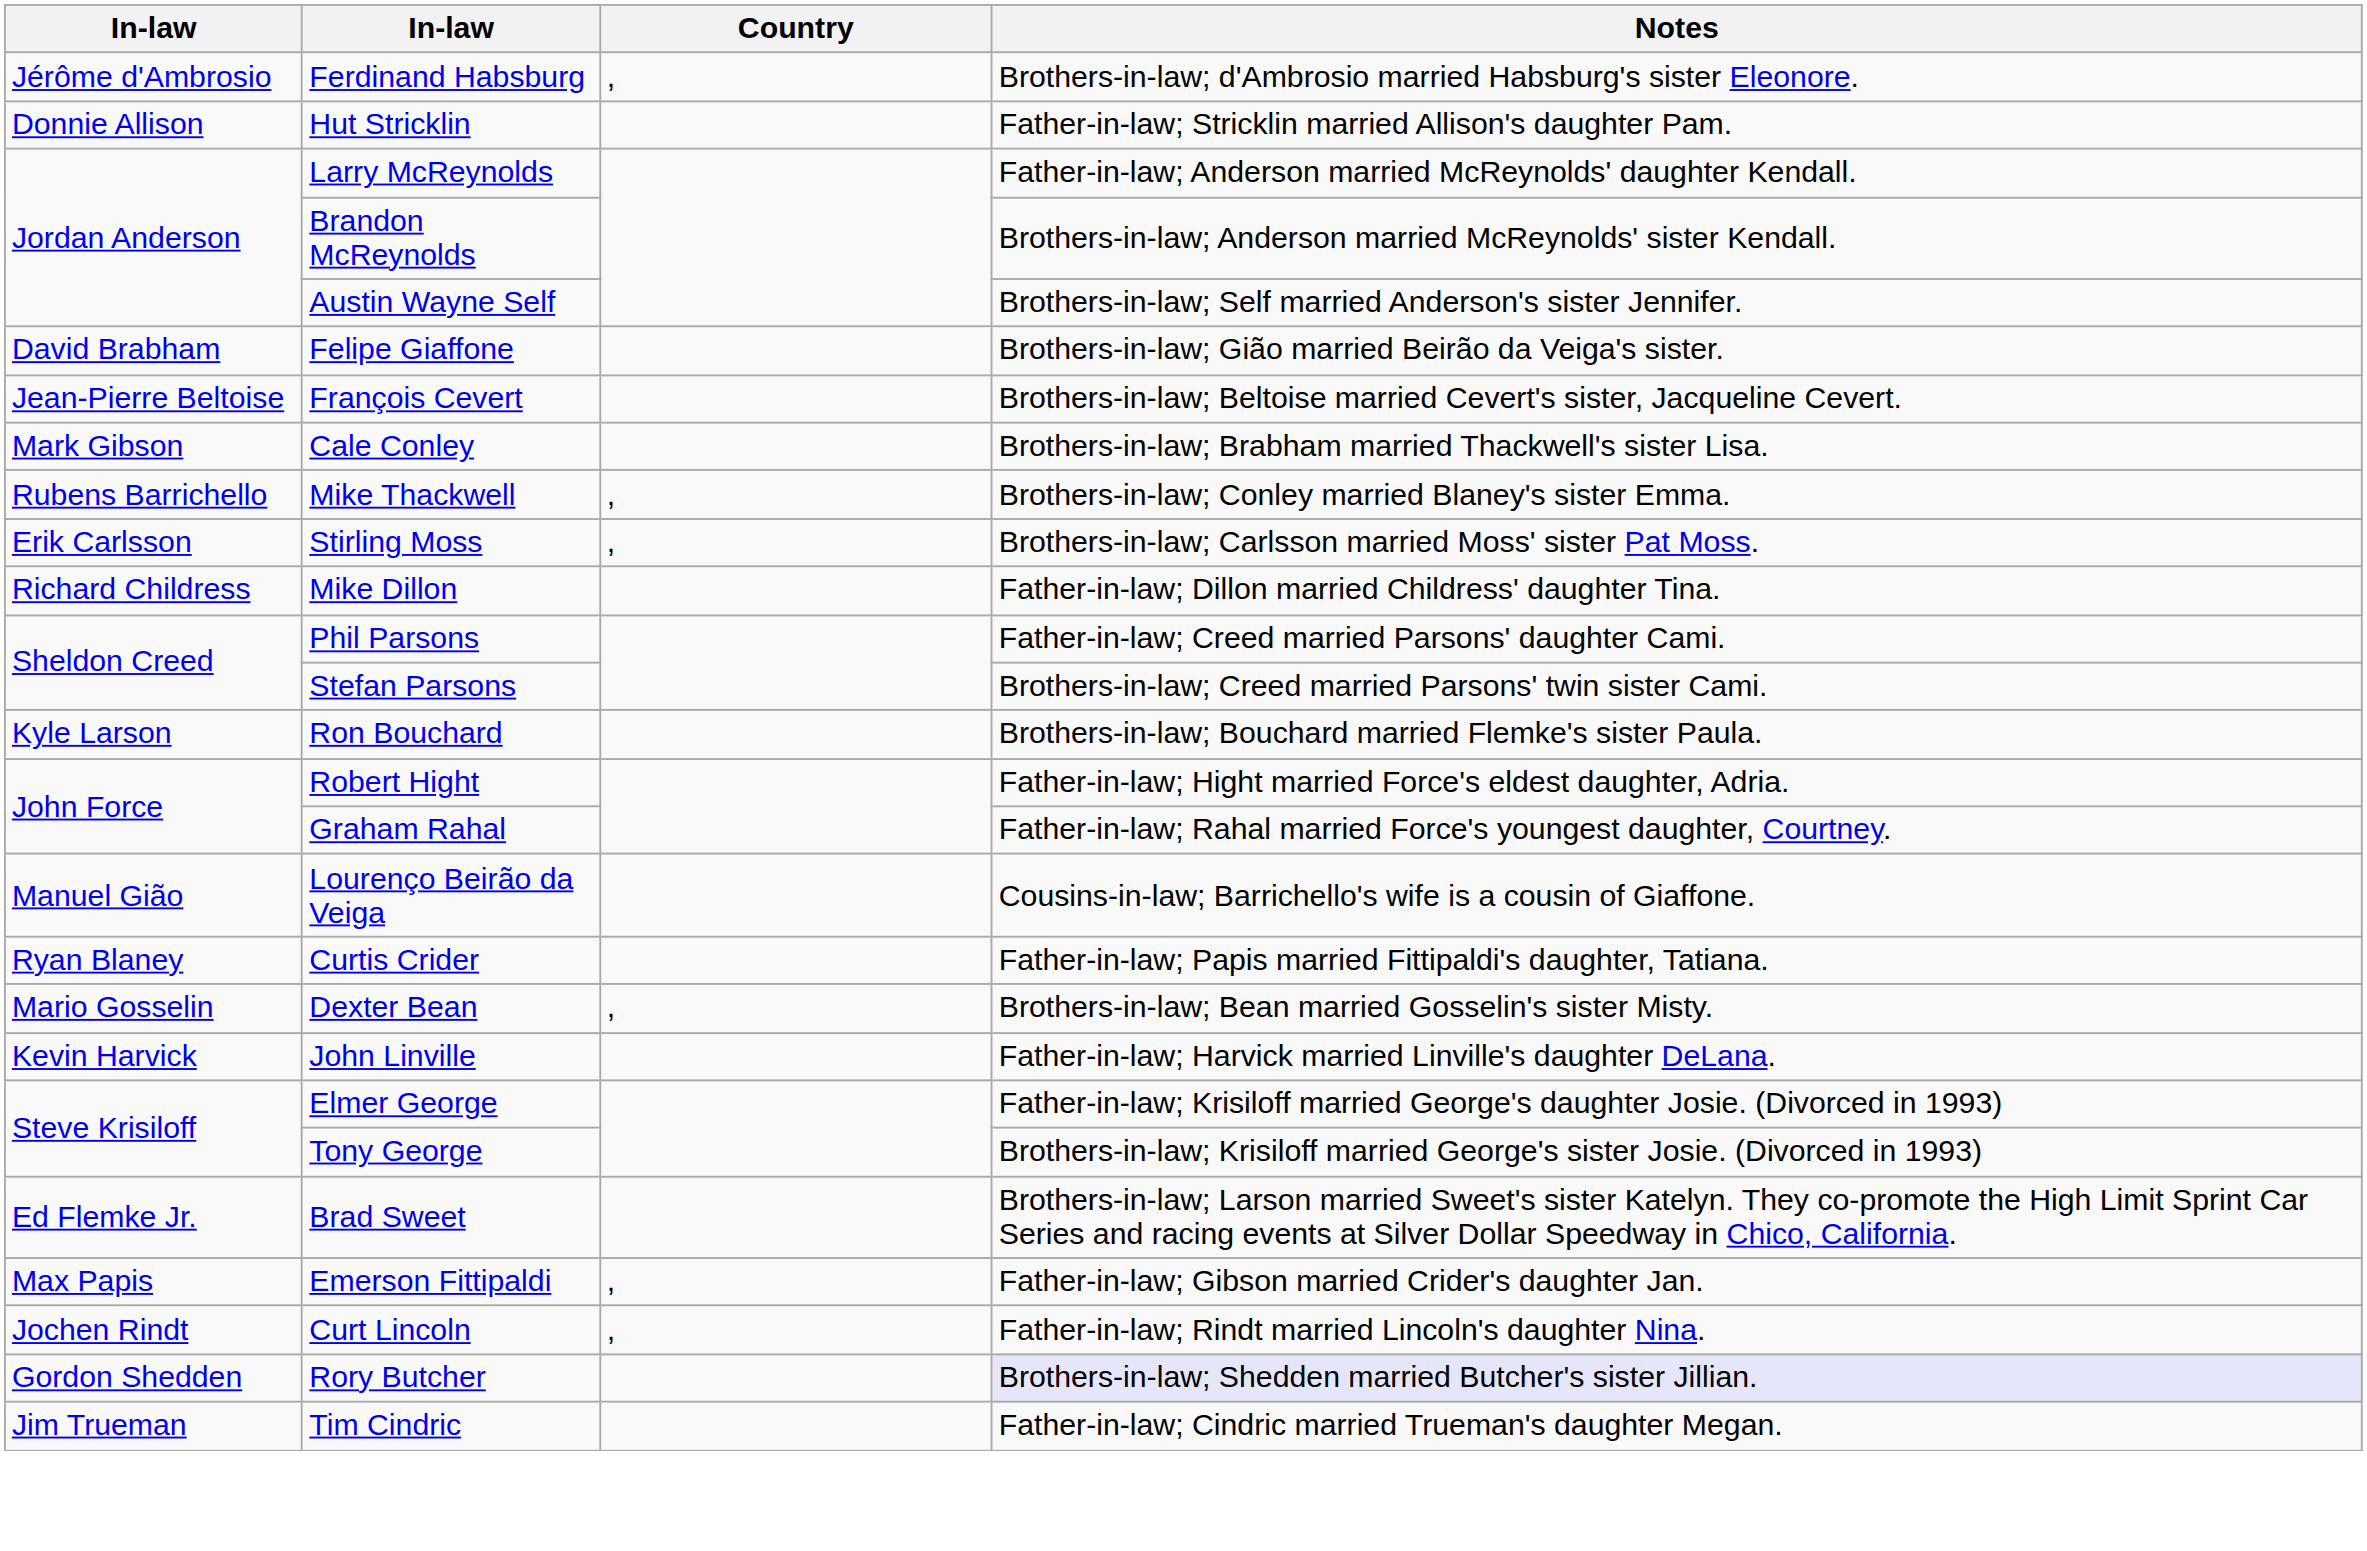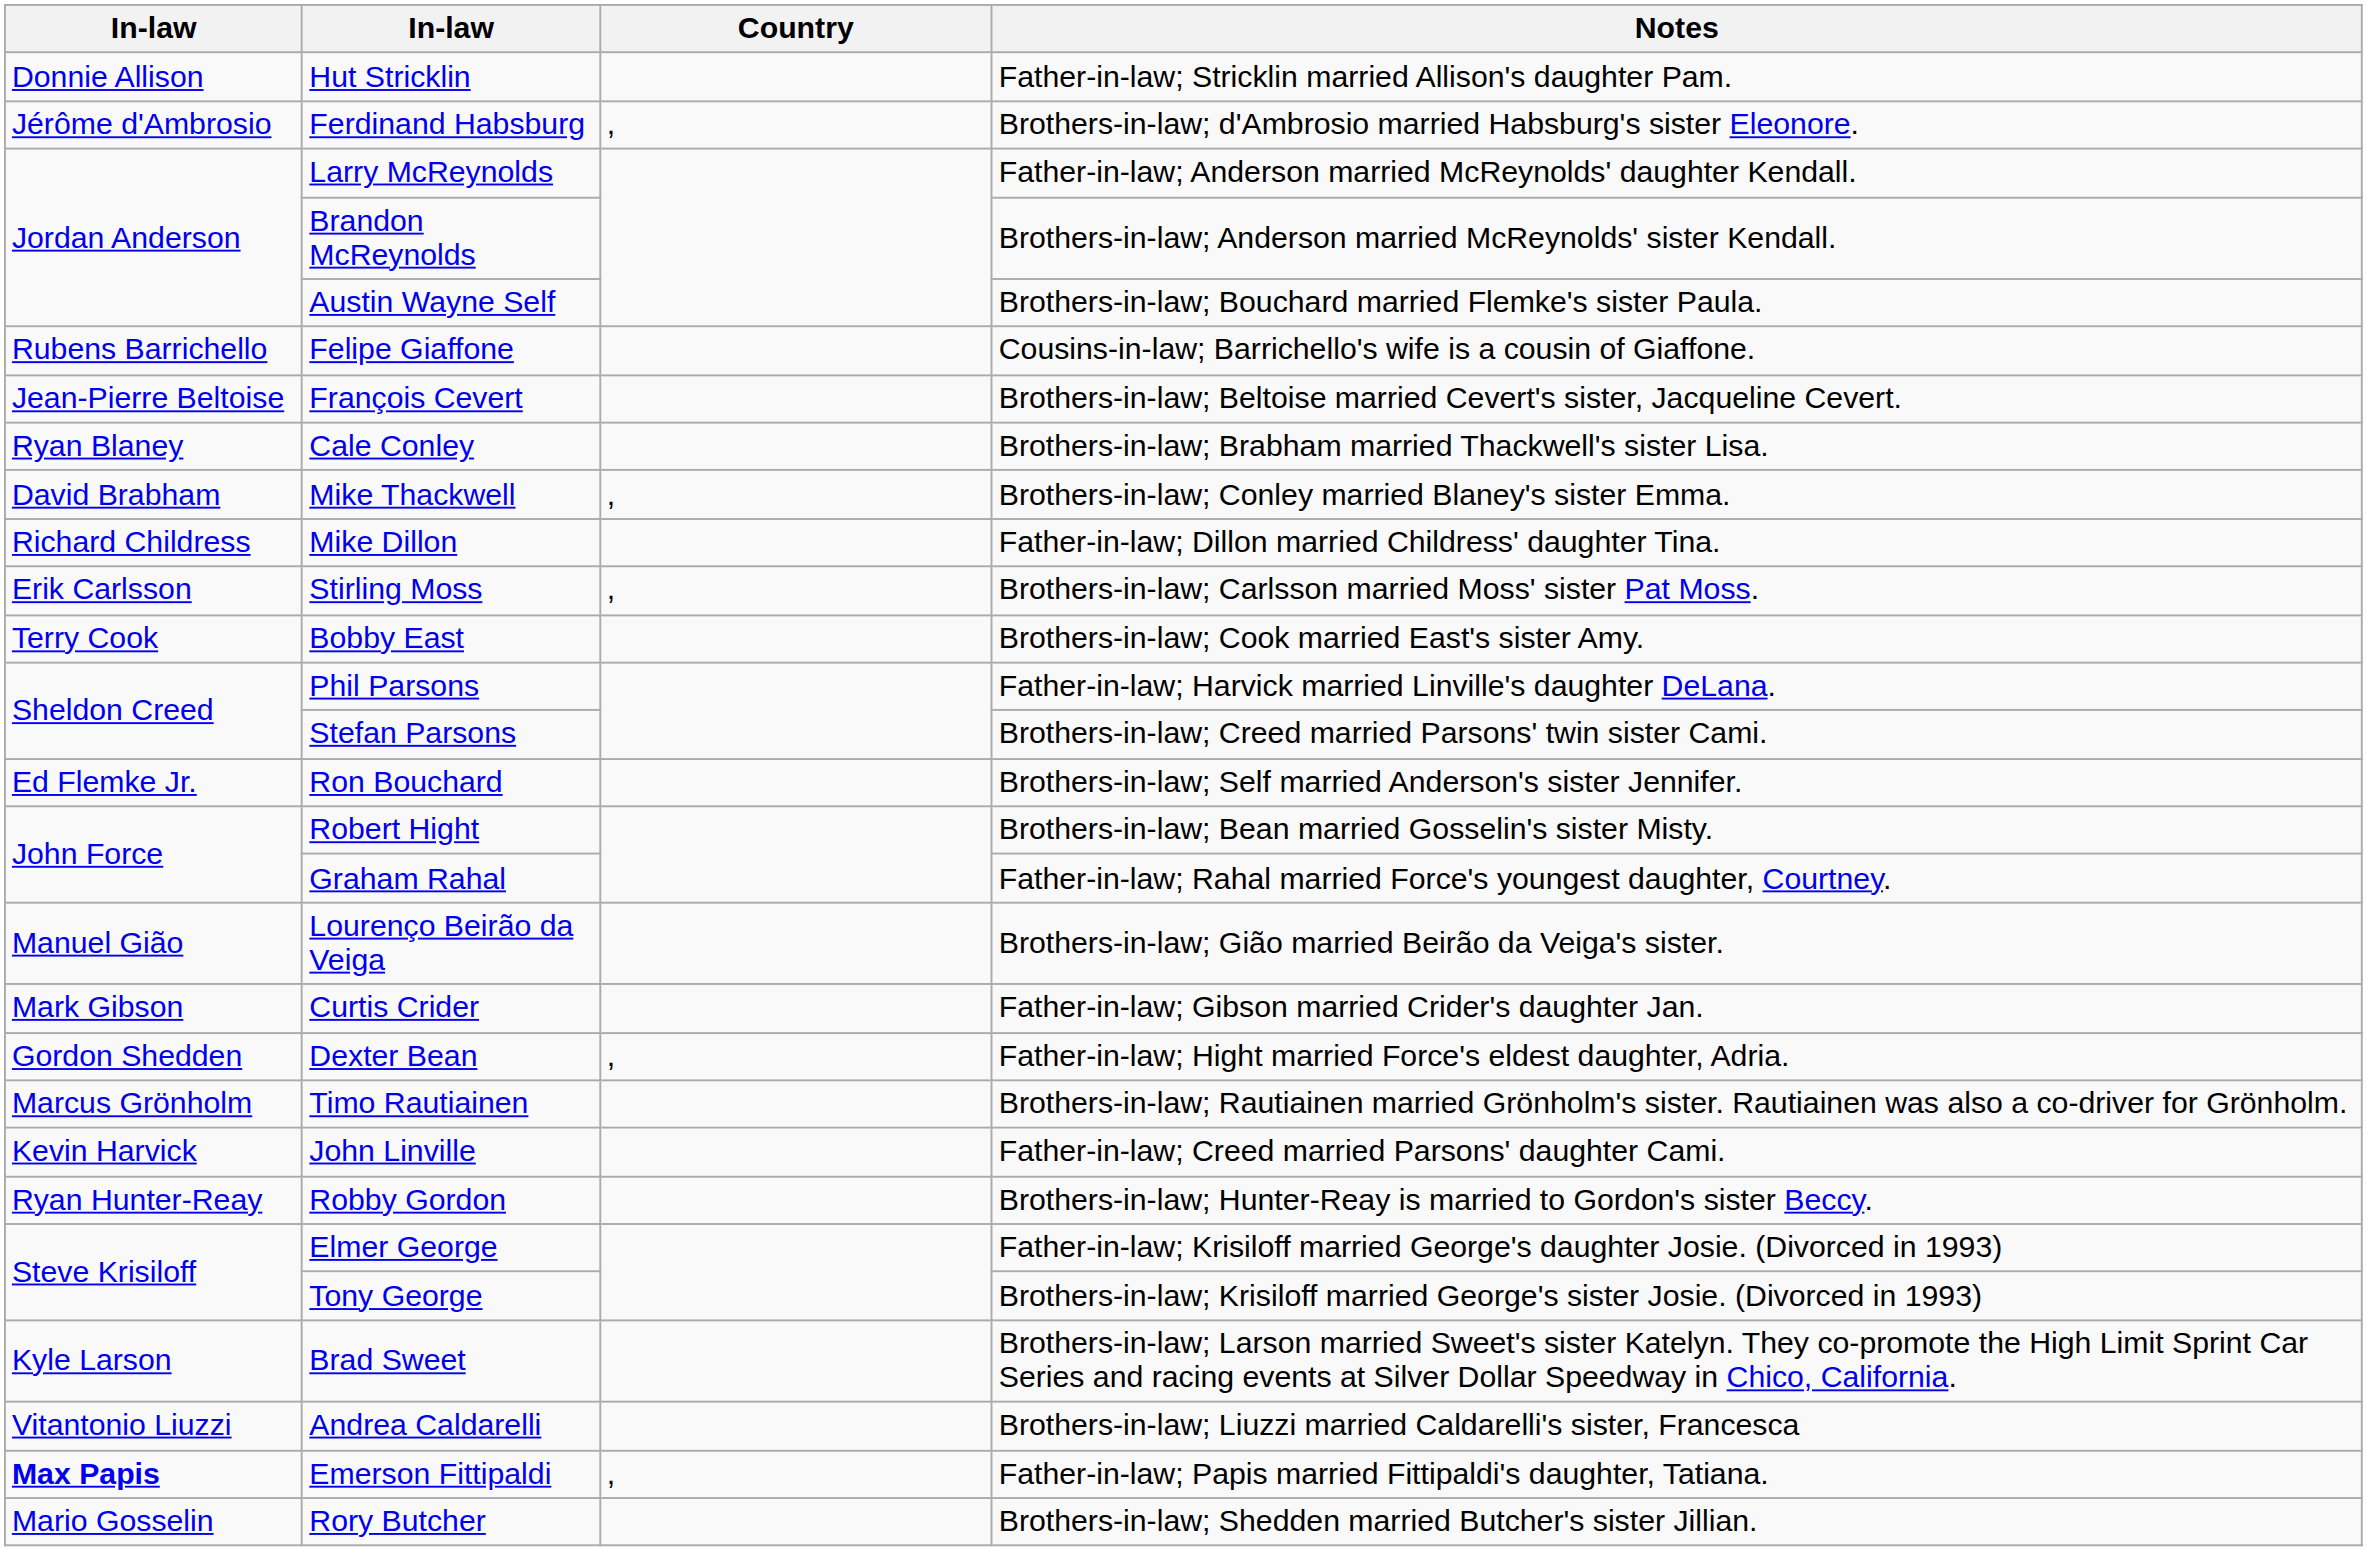rows swapped: (390, 124) <-> (447, 76)
(1371, 302) Brothers-in-law; Self married Anderson's sister Jennifer. -> (1381, 302) Brothers-in-law; Bouchard married Flemke's sister Paula.
(116, 350) David Brabham -> (140, 350) Rubens Barrichello
(1361, 350) Brothers-in-law; Gião married Beirão da Veiga's sister. -> (1377, 350) Cousins-in-law; Barrichello's wife is a cousin of Giaffone.
(98, 446) Mark Gibson -> (98, 446) Ryan Blaney
(140, 494) Rubens Barrichello -> (116, 494) David Brabham
rows swapped: (396, 542) <-> (383, 590)
+ row: (387, 638)
(1362, 638) Father-in-law; Creed married Parsons' daughter Cami. -> (1387, 685) Father-in-law; Harvick married Linville's daughter DeLana.
(92, 733) Kyle Larson -> (104, 781) Ed Flemke Jr.
(1381, 733) Brothers-in-law; Bouchard married Flemke's sister Paula. -> (1371, 781) Brothers-in-law; Self married Anderson's sister Jennifer.
(1394, 781) Father-in-law; Hight married Force's eldest daughter, Adria. -> (1356, 829) Brothers-in-law; Bean married Gosselin's sister Misty.
(1377, 894) Cousins-in-law; Barrichello's wife is a cousin of Giaffone. -> (1361, 942) Brothers-in-law; Gião married Beirão da Veiga's sister.
(98, 959) Ryan Blaney -> (98, 1007) Mark Gibson
(1384, 959) Father-in-law; Papis married Fittipaldi's daughter, Tatiana. -> (1351, 1007) Father-in-law; Gibson married Crider's daughter Jan.
(113, 1007) Mario Gosselin -> (127, 1055) Gordon Shedden
(1356, 1007) Brothers-in-law; Bean married Gosselin's sister Misty. -> (1394, 1055) Father-in-law; Hight married Force's eldest daughter, Adria.
+ row: (419, 1103)
(1387, 1055) Father-in-law; Harvick married Linville's daughter DeLana. -> (1362, 1151) Father-in-law; Creed married Parsons' daughter Cami.
+ row: (408, 1199)
(104, 1216) Ed Flemke Jr. -> (92, 1360) Kyle Larson
+ row: (425, 1425)
(83, 1281) normal -> (86, 1473) bold
(1351, 1281) Father-in-law; Gibson married Crider's daughter Jan. -> (1384, 1473) Father-in-law; Papis married Fittipaldi's daughter, Tatiana.
- row: (390, 1329)
(127, 1377) Gordon Shedden -> (113, 1521) Mario Gosselin
(1378, 1377) lavender background -> (1378, 1521) no background
- row: (385, 1425)
